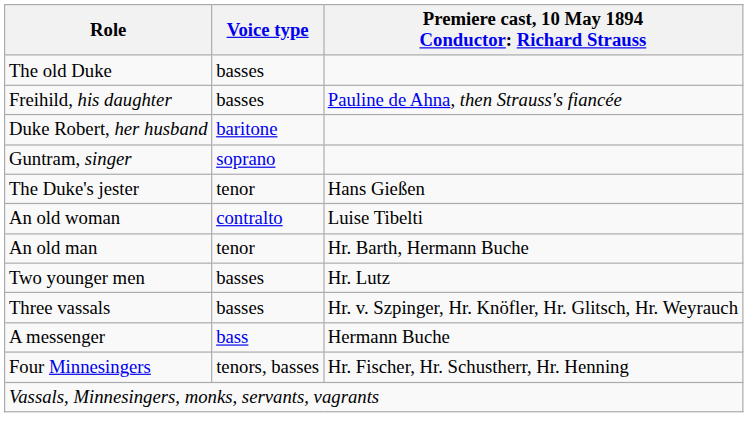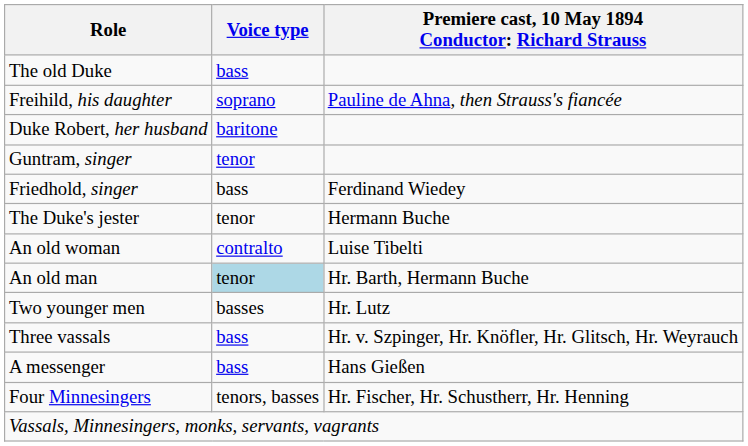(240, 70) basses -> (232, 70) bass
(240, 99) basses -> (246, 99) soprano
(246, 159) soprano -> (235, 159) tenor
+ row: (73, 188)
(376, 188) Hans Gießen -> (389, 218) Hermann Buche
(235, 248) no background -> (235, 277) lightblue background
(240, 307) basses -> (232, 337) bass
(389, 337) Hermann Buche -> (376, 366) Hans Gießen
